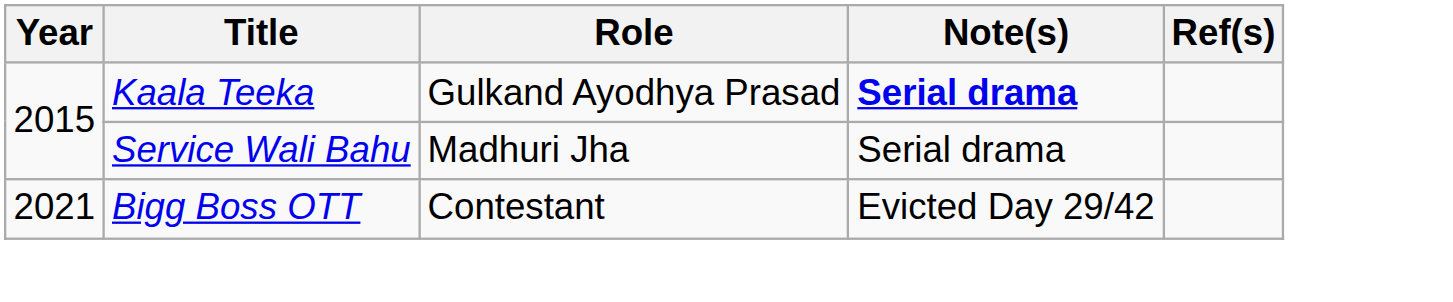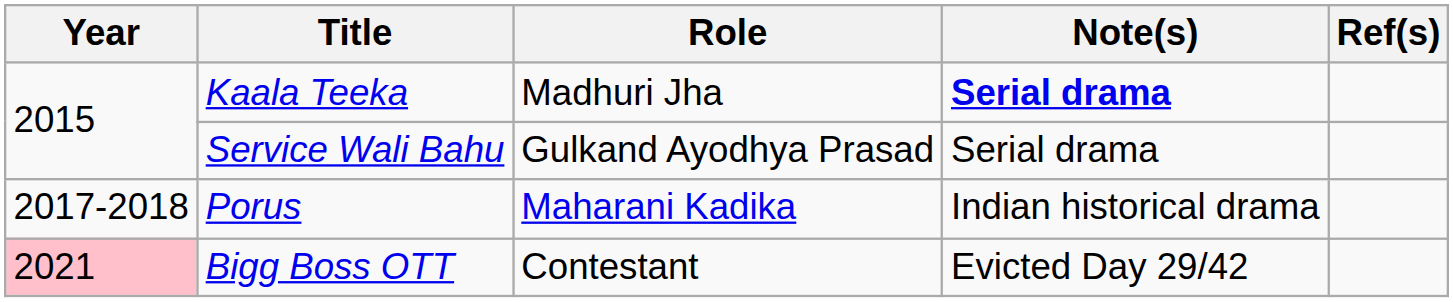(634, 91) Gulkand Ayodhya Prasad -> (622, 91) Madhuri Jha
(528, 149) Madhuri Jha -> (728, 149) Gulkand Ayodhya Prasad
+ row: (254, 207)
(54, 207) no background -> (54, 265) pink background
